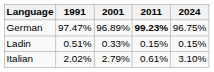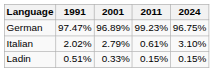(151, 28) bold -> (151, 28) normal
rows swapped: (20, 59) <-> (19, 43)
